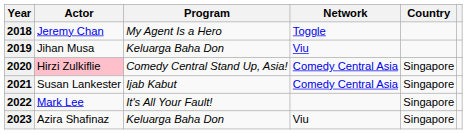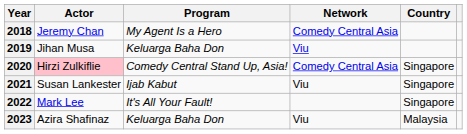(309, 31) Toggle -> (345, 31) Comedy Central Asia
(345, 84) Comedy Central Asia -> (301, 84) Viu
(429, 119) Singapore -> (425, 119) Malaysia
